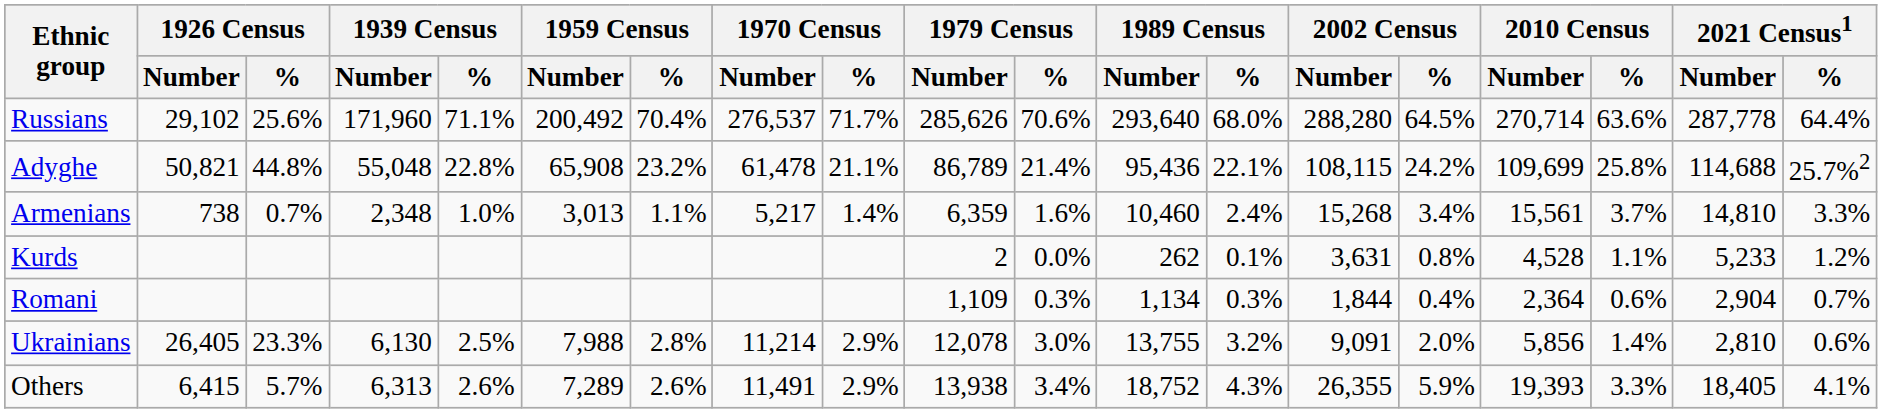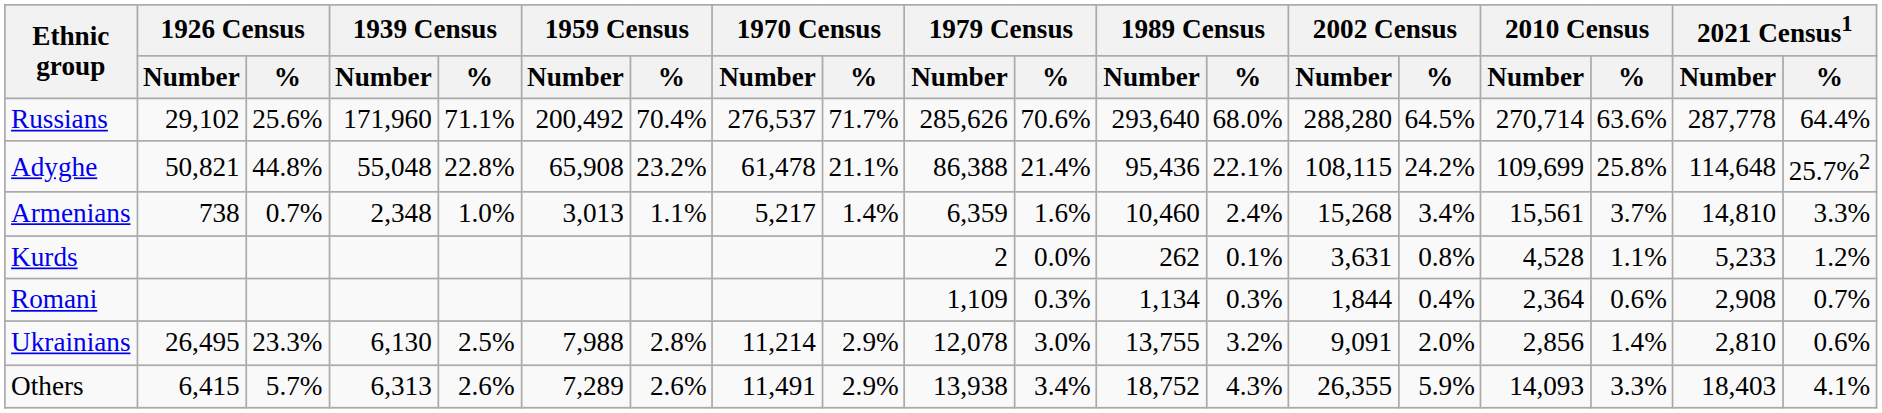(971, 166) 86,789 -> (971, 166) 86,388
(1732, 166) 114,688 -> (1732, 166) 114,648
(1745, 299) 2,904 -> (1745, 299) 2,908
(202, 342) 26,405 -> (202, 342) 26,495
(1553, 342) 5,856 -> (1553, 342) 2,856
(1547, 385) 19,393 -> (1547, 385) 14,093
(1739, 385) 18,405 -> (1739, 385) 18,403
